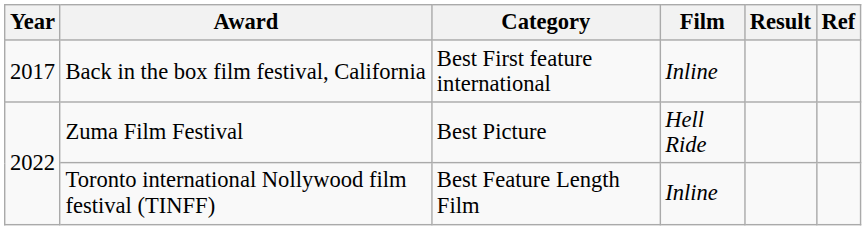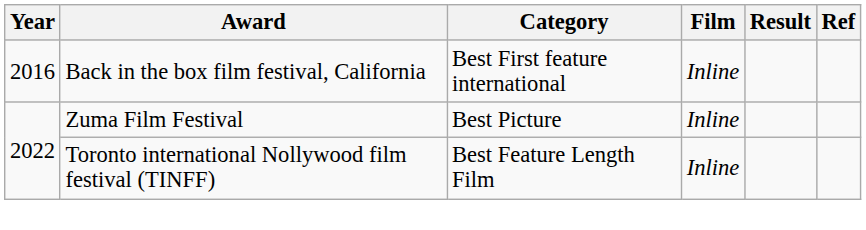(32, 70) 2017 -> (32, 70) 2016
(686, 132) Hell Ride -> (713, 119) Inline
